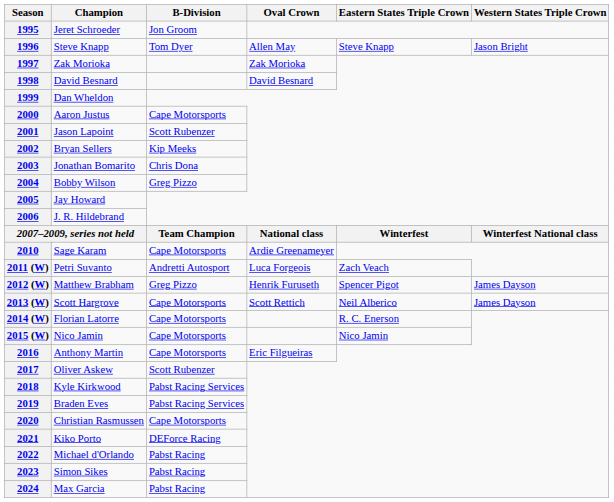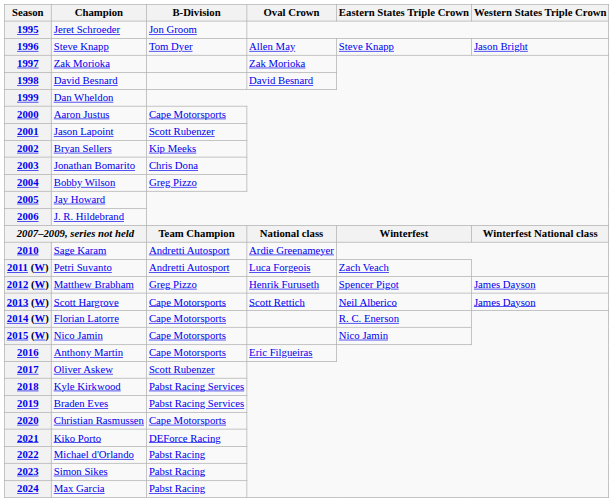(187, 251) Cape Motorsports -> (189, 251) Andretti Autosport
